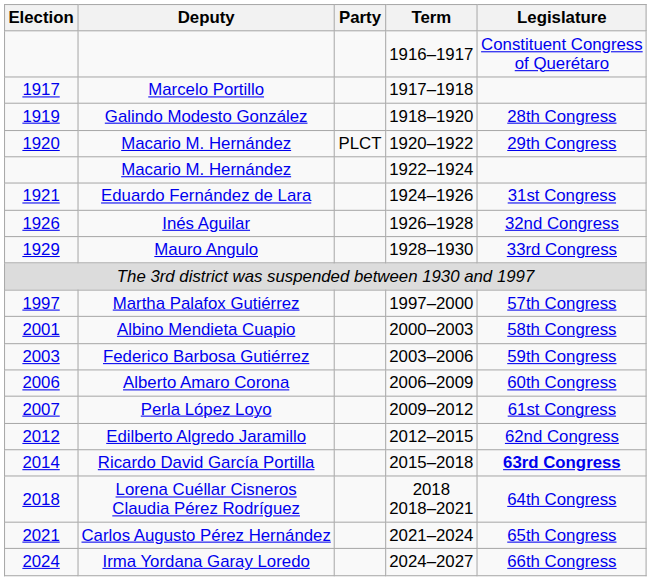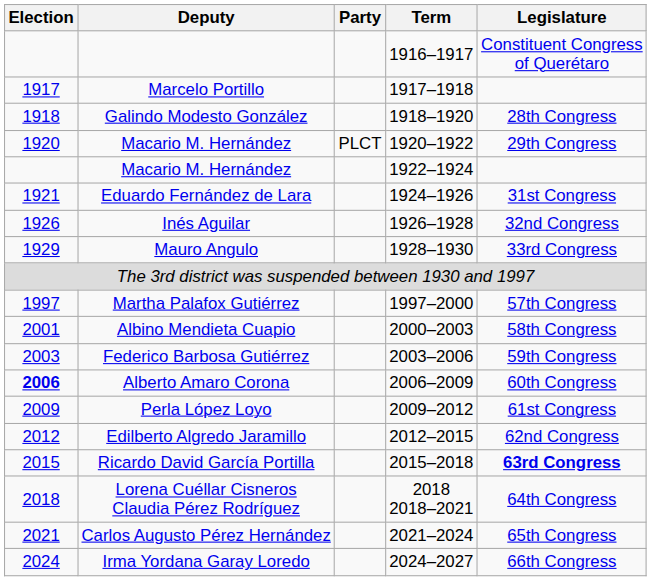(41, 116) 1919 -> (41, 116) 1918
(41, 383) normal -> (41, 383) bold
(41, 409) 2007 -> (41, 409) 2009
(41, 463) 2014 -> (41, 463) 2015
